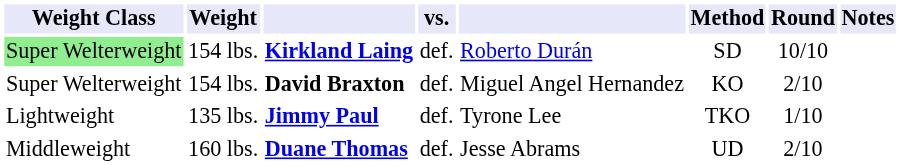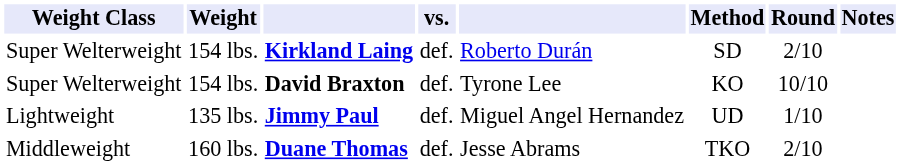(94, 51) lightgreen background -> (94, 51) no background
(803, 51) 10/10 -> (803, 51) 2/10
(572, 83) Miguel Angel Hernandez -> (511, 83) Tyrone Lee
(803, 83) 2/10 -> (803, 83) 10/10
(511, 116) Tyrone Lee -> (572, 116) Miguel Angel Hernandez
(727, 116) TKO -> (727, 116) UD
(727, 149) UD -> (727, 149) TKO
